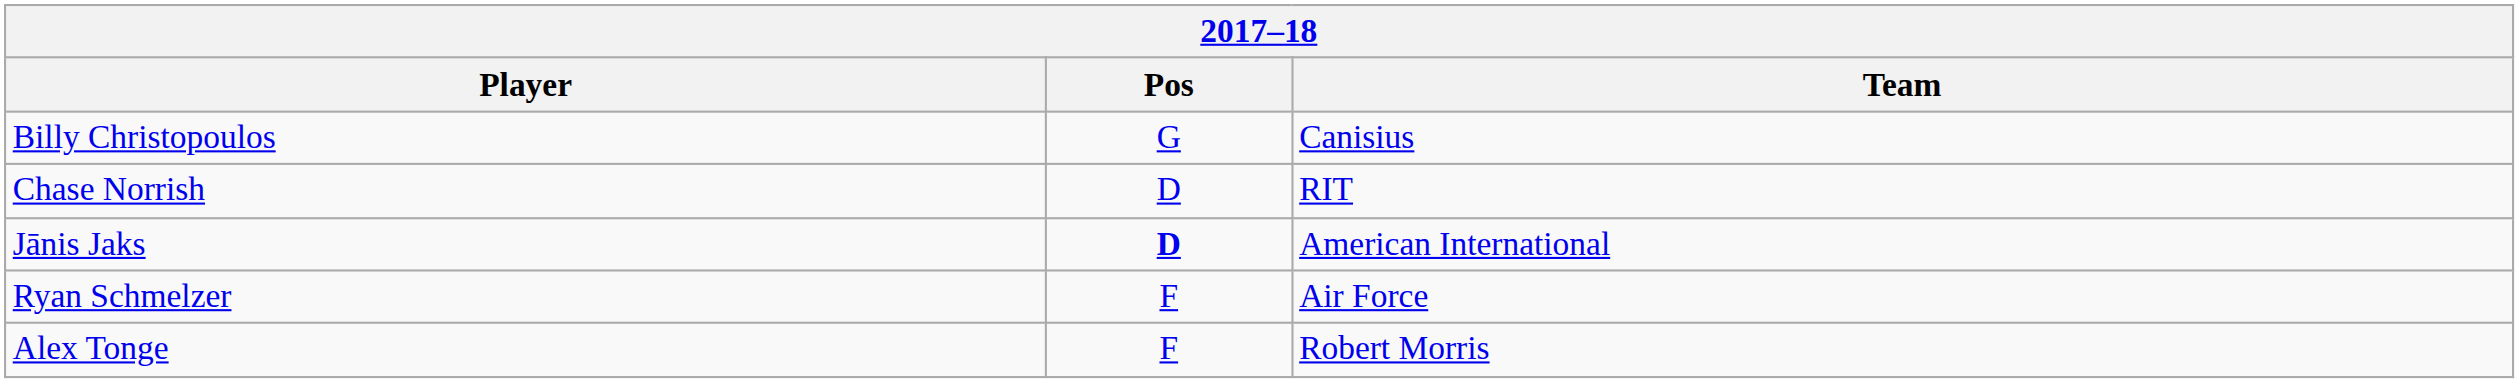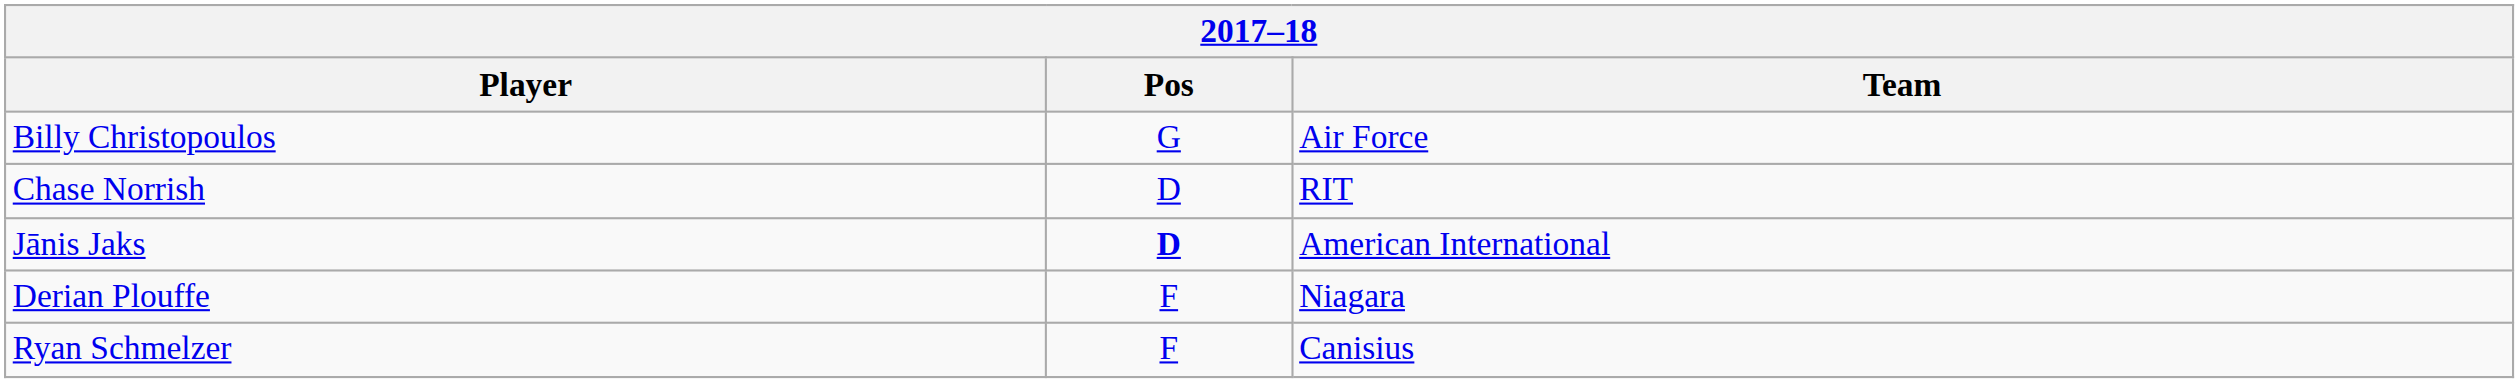(1357, 137) Canisius -> (1364, 137) Air Force
+ row: (111, 296)
(1364, 296) Air Force -> (1357, 349) Canisius
- row: (91, 349)
